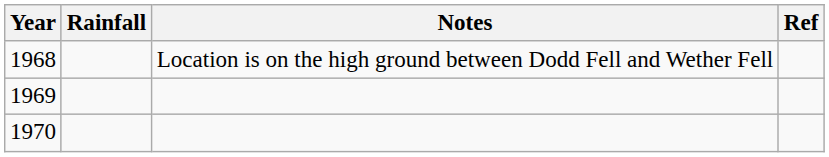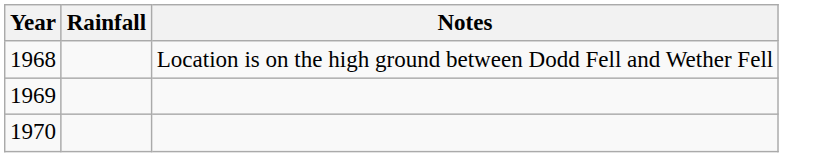- column: (801, 22)
